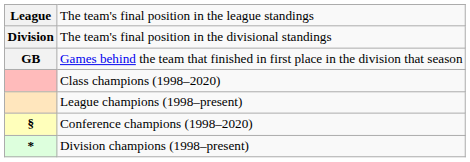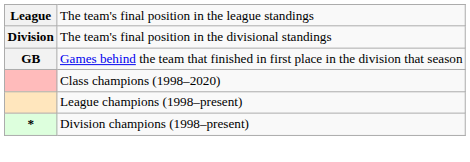- row: (156, 123)
